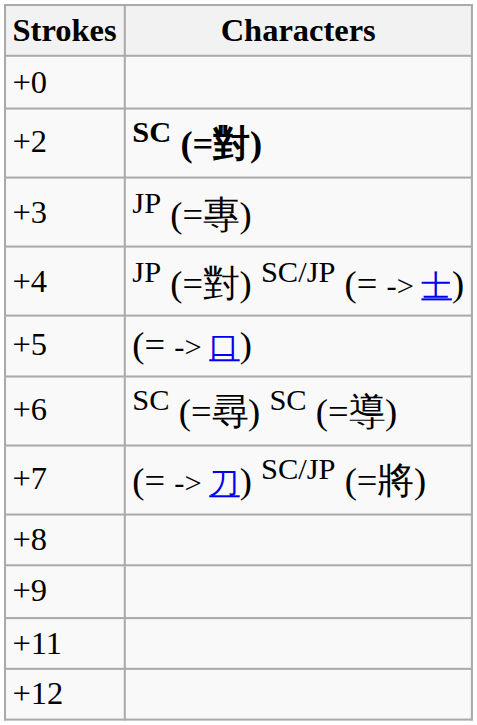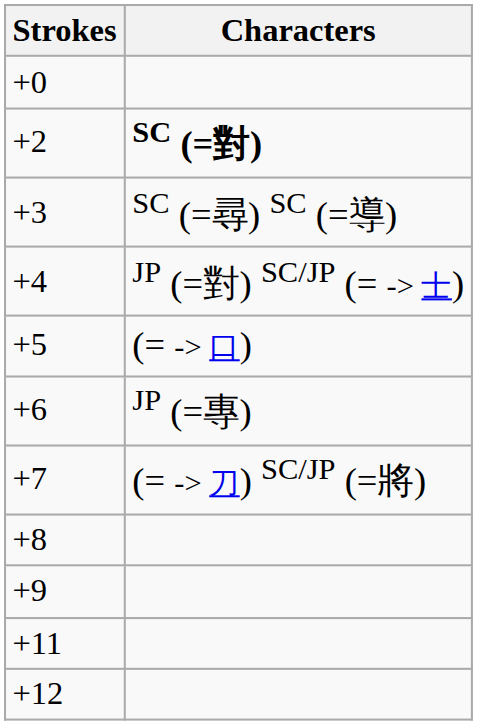(192, 210) JP (=專) -> (265, 210) SC (=尋) SC (=導)
(265, 408) SC (=尋) SC (=導) -> (192, 408) JP (=專)
